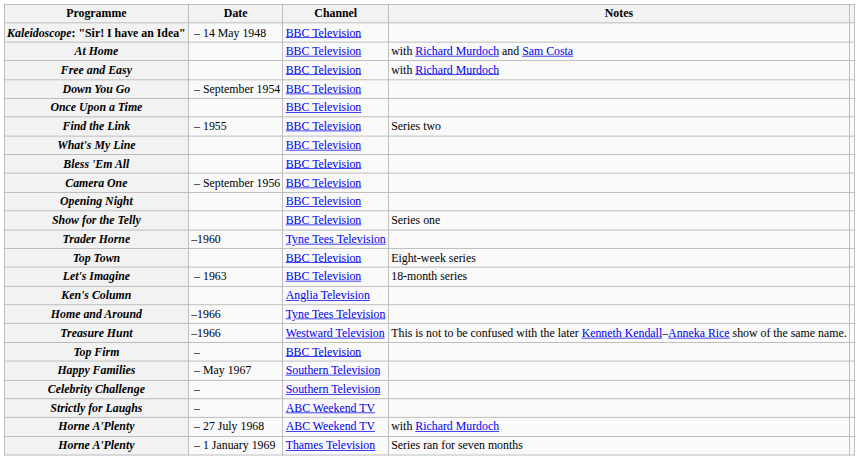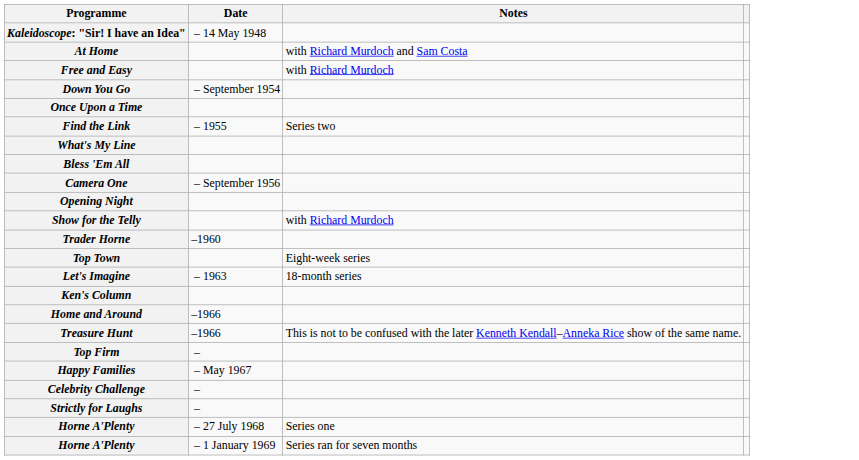- column: (336, 13)
(416, 220) Series one -> (340, 220) with Richard Murdoch
(445, 426) with Richard Murdoch -> (310, 426) Series one
